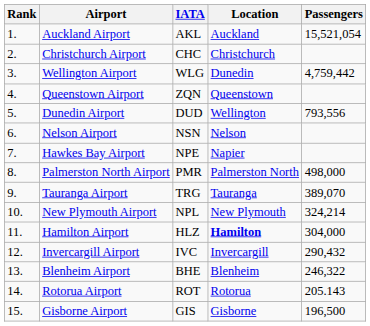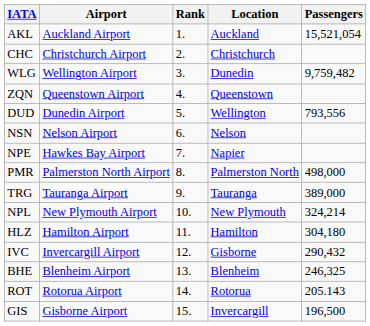columns swapped: (22, 14) <-> (190, 14)
(330, 73) 4,759,442 -> (330, 73) 9,759,482
(325, 192) 389,070 -> (325, 192) 389,000
(236, 232) bold -> (234, 232) normal
(325, 232) 304,000 -> (325, 232) 304,180
(240, 251) Invercargill -> (233, 251) Gisborne
(325, 271) 246,322 -> (325, 271) 246,325
(233, 311) Gisborne -> (240, 311) Invercargill
